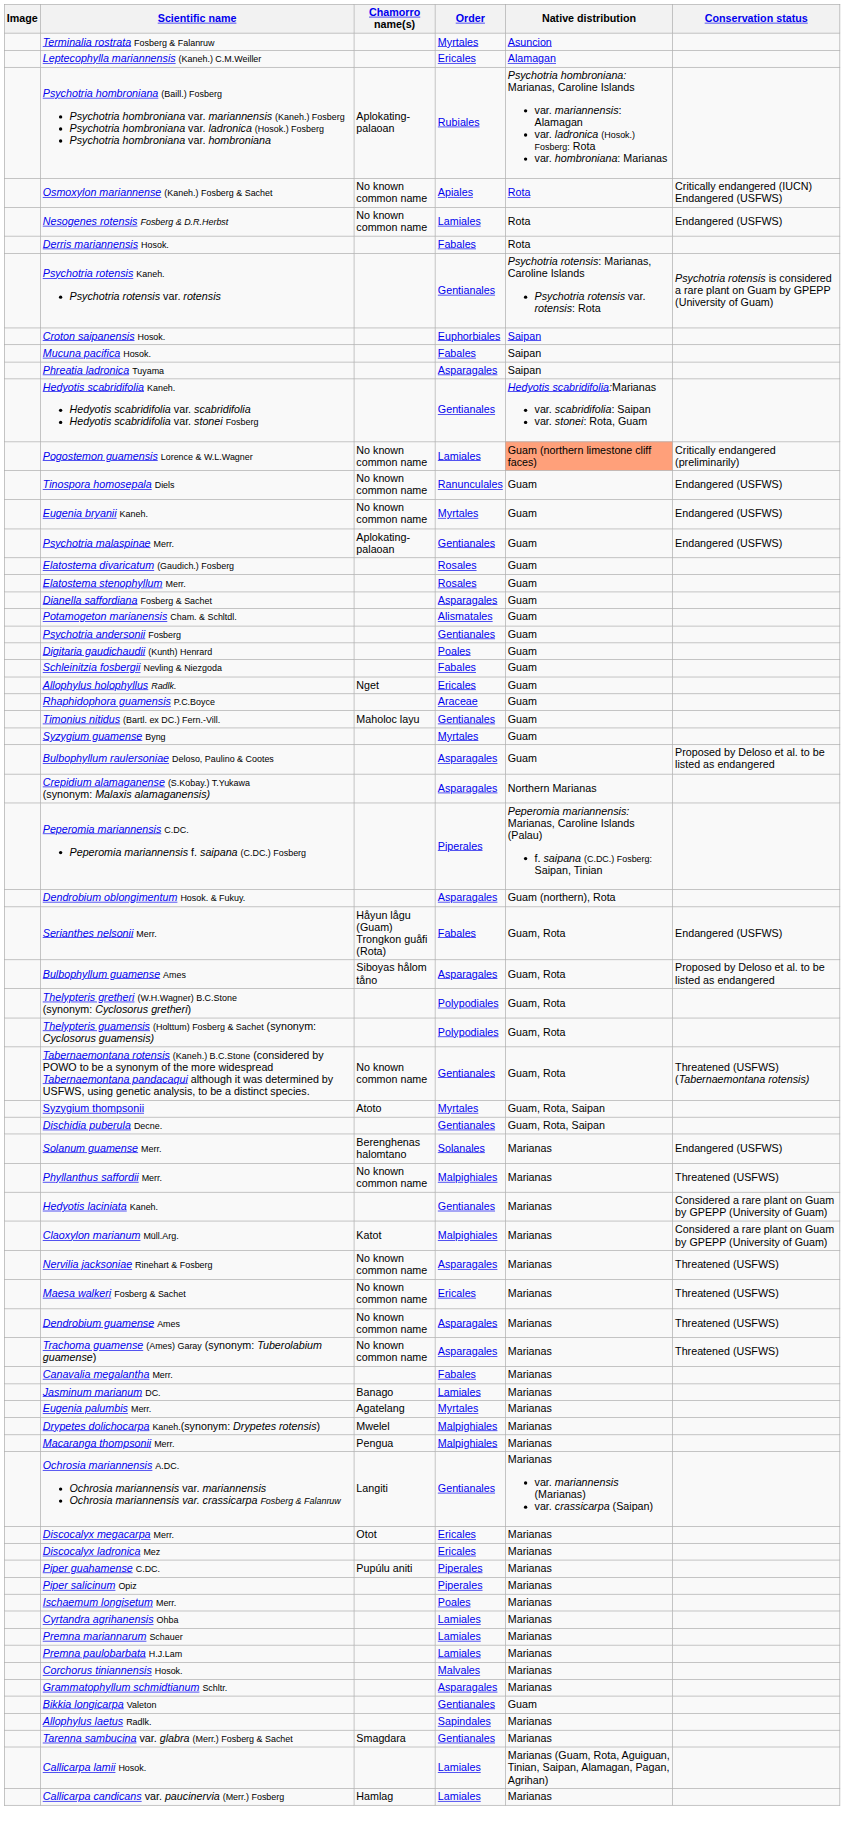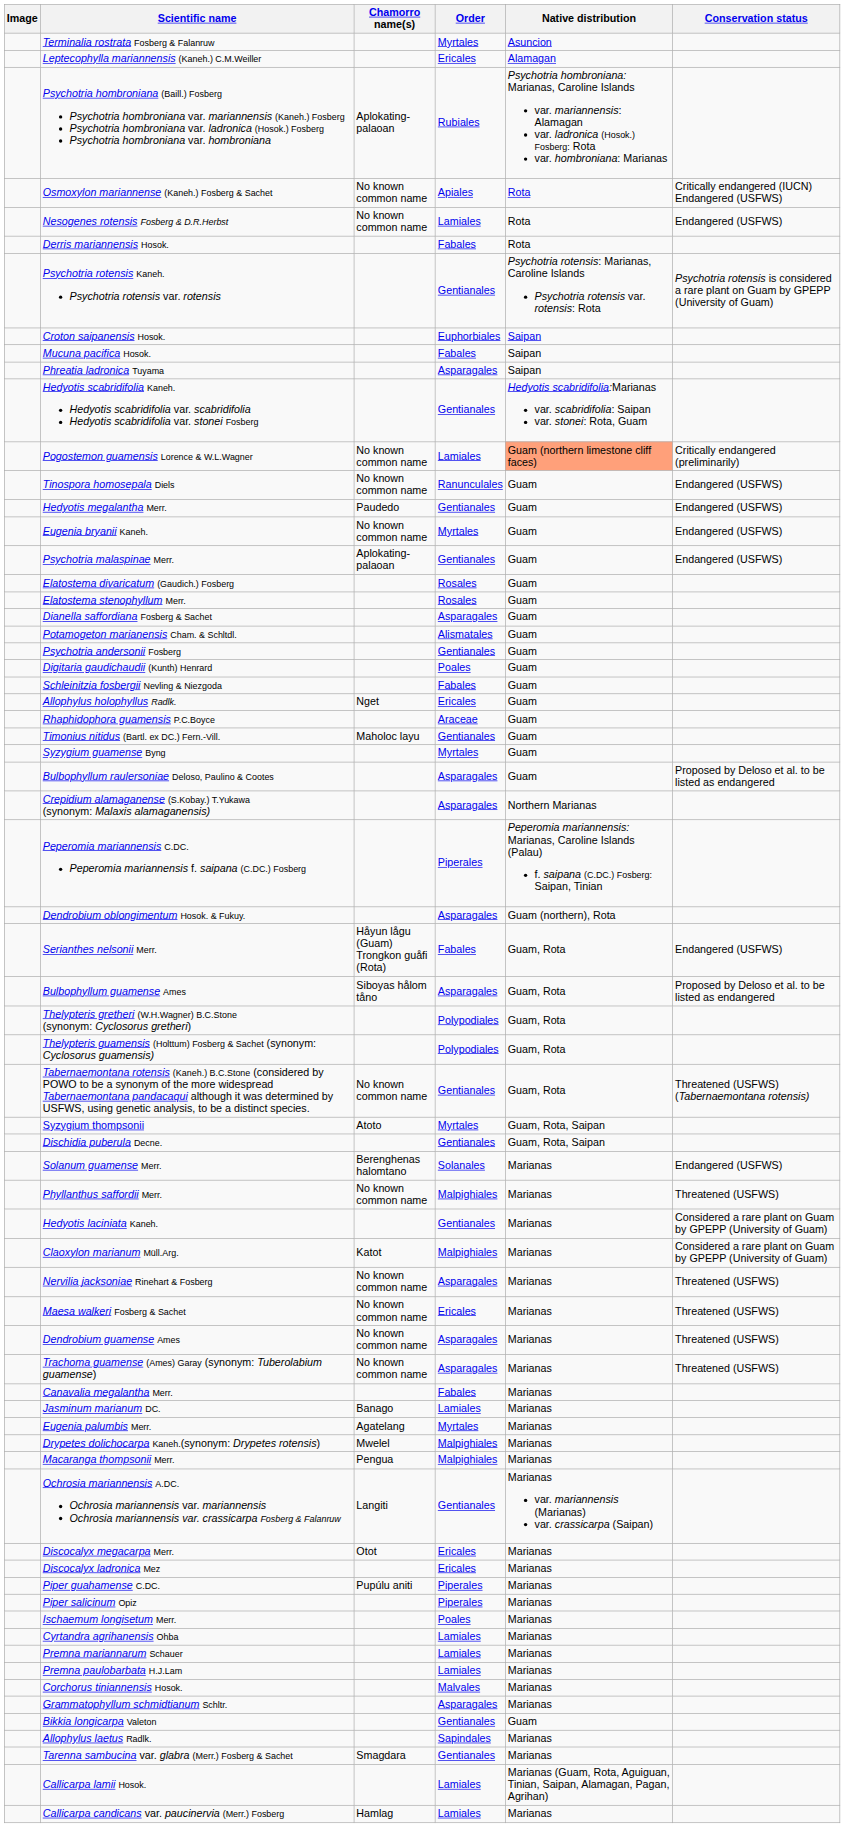+ row: (105, 508)
